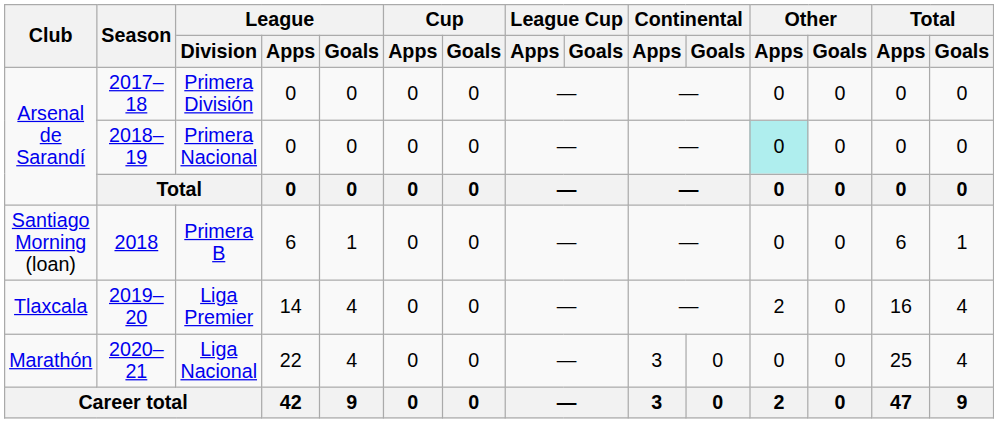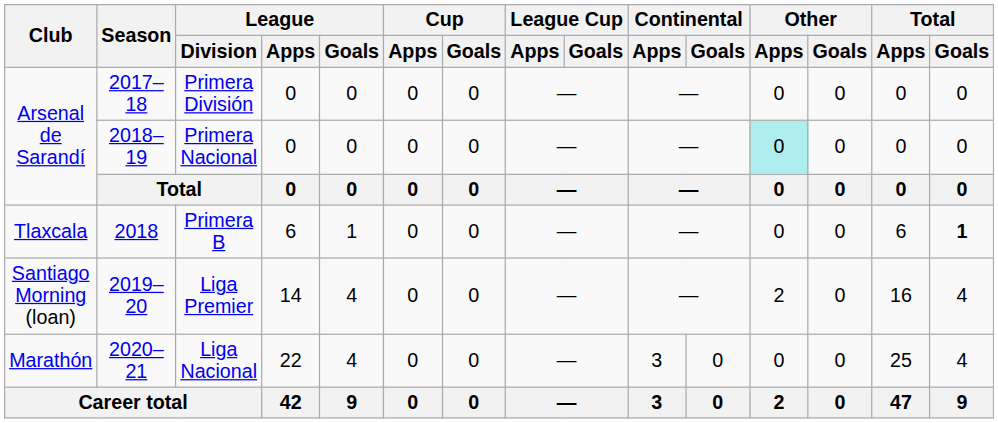(51, 242) Santiago Morning (loan) -> (51, 231) Tlaxcala
(962, 242) normal -> (962, 231) bold
(51, 307) Tlaxcala -> (51, 295) Santiago Morning (loan)
